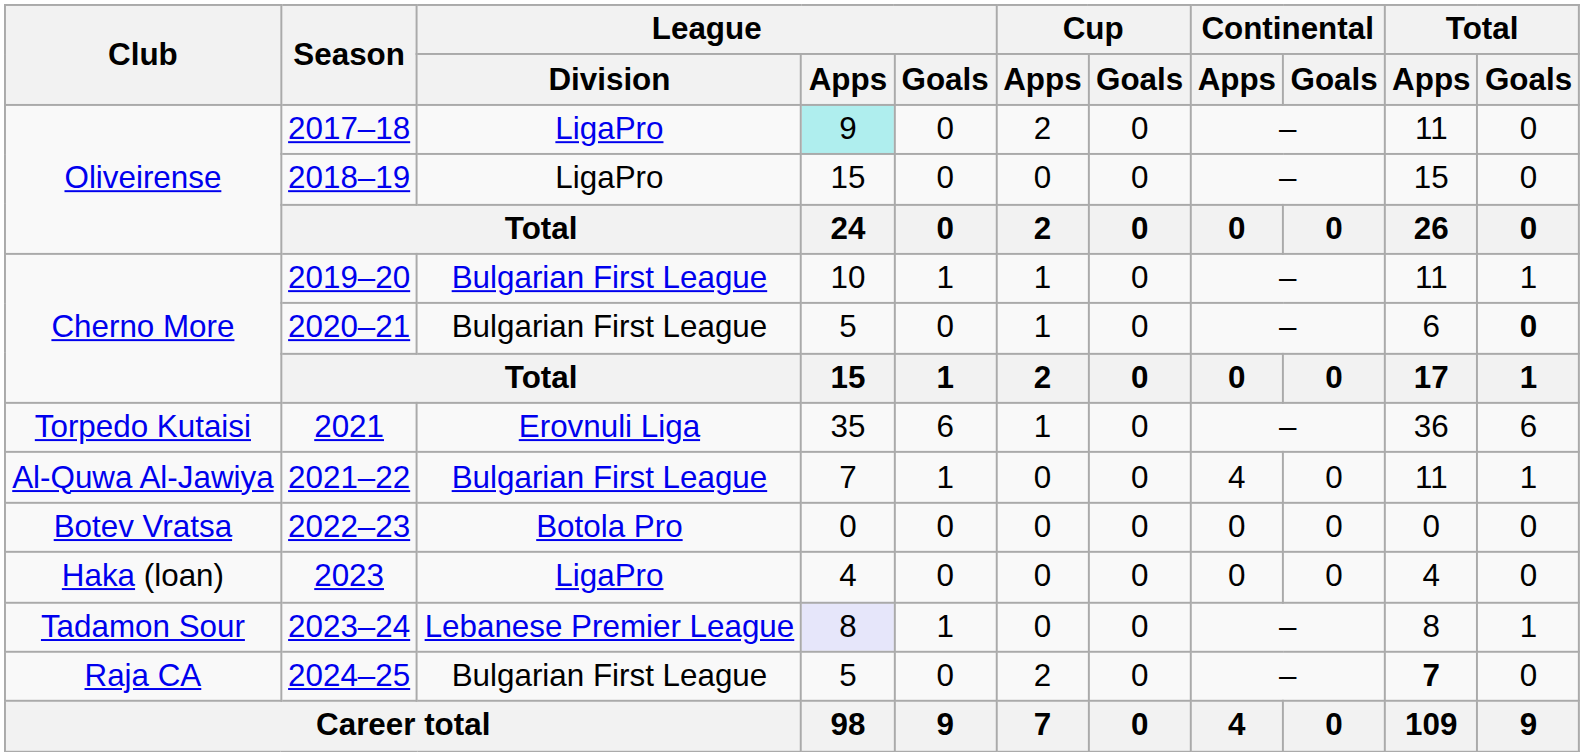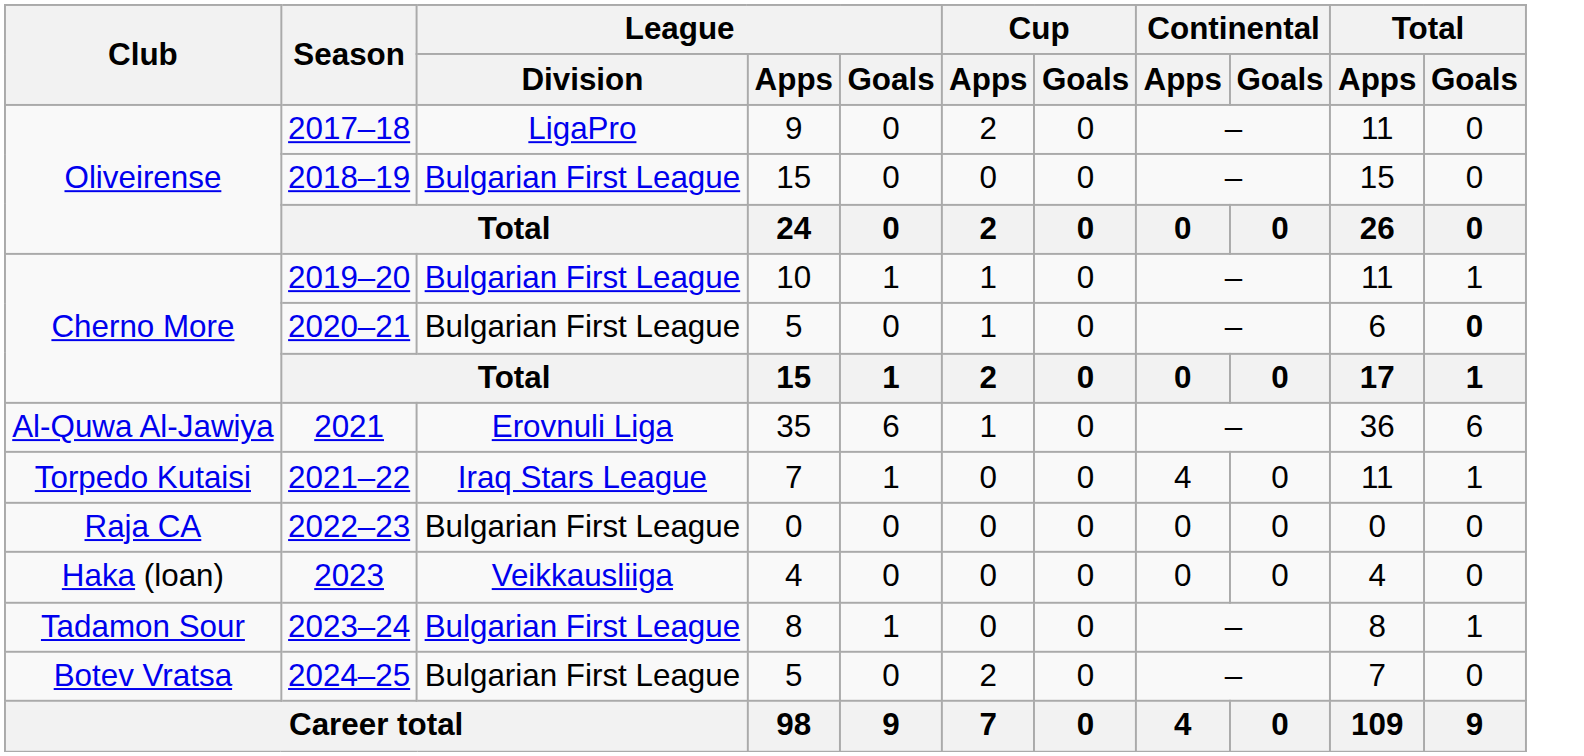(848, 128) paleturquoise background -> (794, 128) no background
(609, 178) LigaPro -> (582, 178) Bulgarian First League
(143, 427) Torpedo Kutaisi -> (143, 427) Al-Quwa Al-Jawiya
(143, 476) Al-Quwa Al-Jawiya -> (143, 476) Torpedo Kutaisi
(609, 476) Bulgarian First League -> (582, 476) Iraq Stars League
(143, 526) Botev Vratsa -> (143, 526) Raja CA
(609, 526) Botola Pro -> (582, 526) Bulgarian First League
(609, 576) LigaPro -> (582, 576) Veikkausliiga
(609, 626) Lebanese Premier League -> (582, 626) Bulgarian First League
(848, 626) lavender background -> (794, 626) no background
(143, 675) Raja CA -> (143, 675) Botev Vratsa
(1431, 675) bold -> (1377, 675) normal
